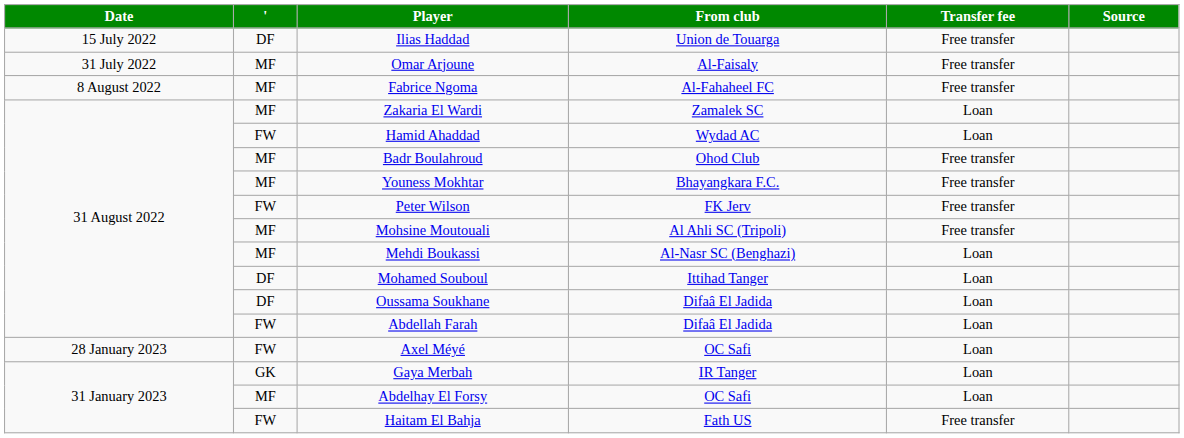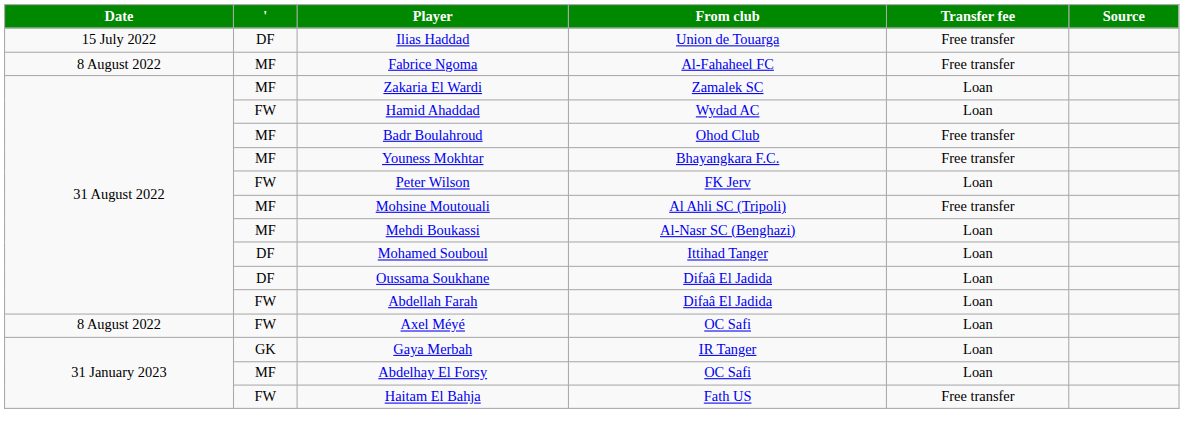- row: (433, 63)
(978, 206) Free transfer -> (978, 182) Loan
(119, 348) 28 January 2023 -> (119, 325) 8 August 2022
